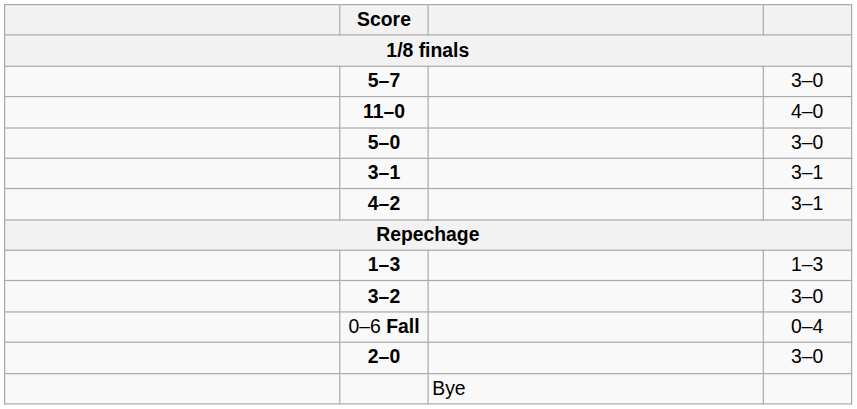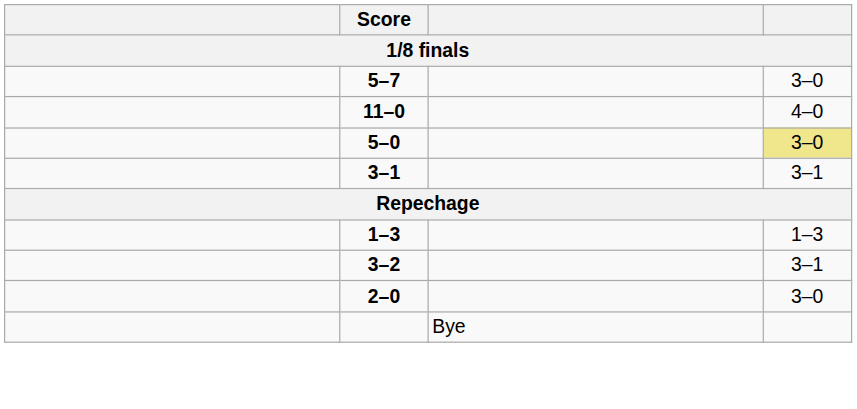(807, 142) no background -> (807, 142) khaki background
- row: (384, 204)
(807, 296) 3–0 -> (807, 265) 3–1
- row: (384, 326)
